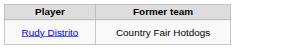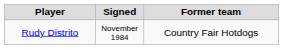+ column: (120, 12)
